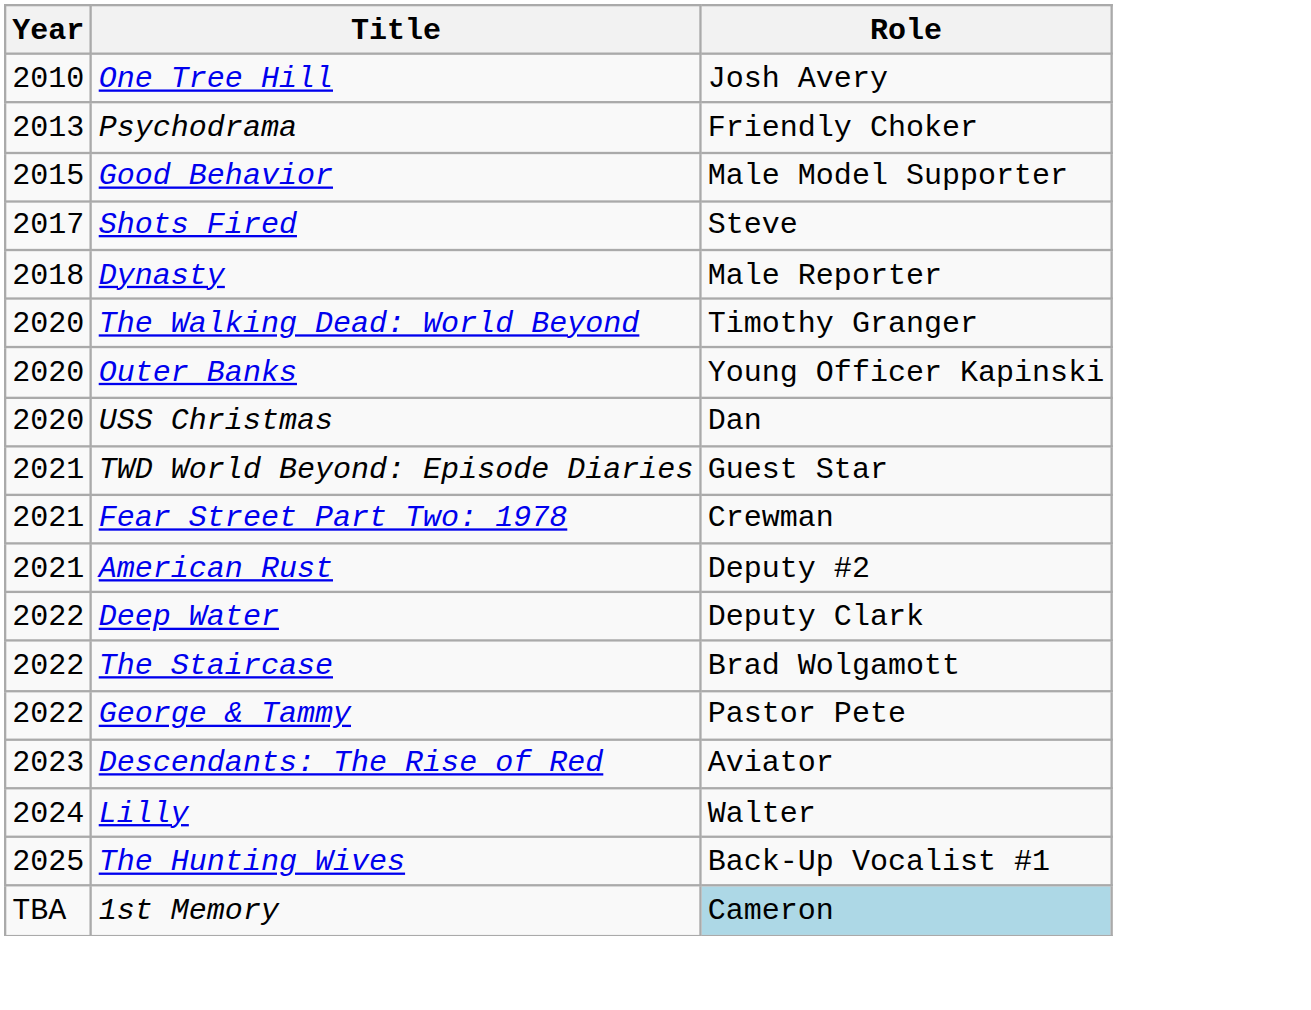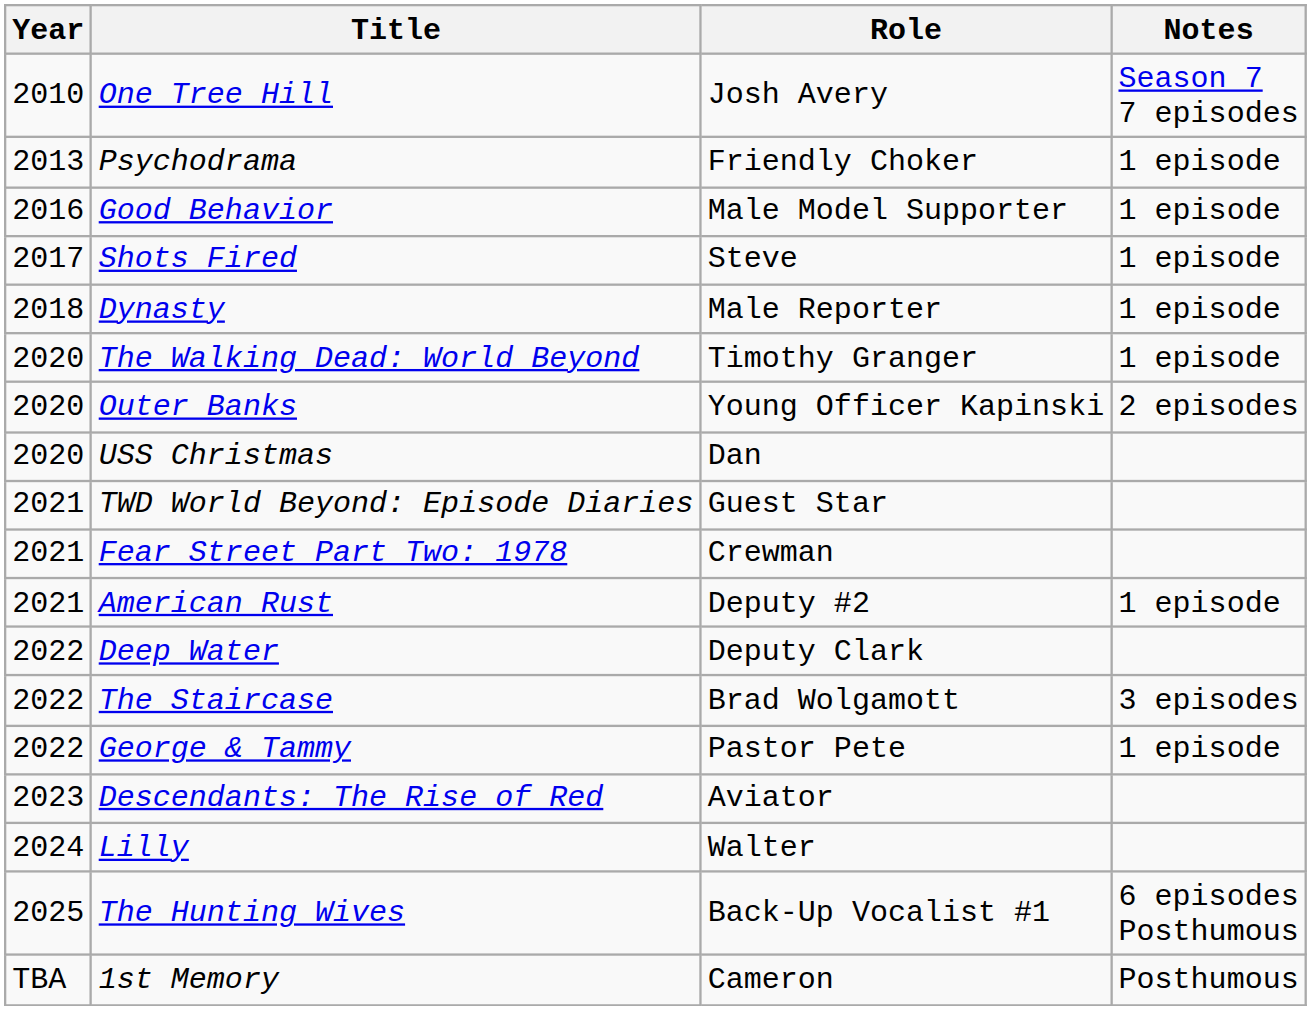+ column: (1209, 30)
(48, 176) 2015 -> (48, 211) 2016
(771, 911) lightblue background -> (771, 980) no background
